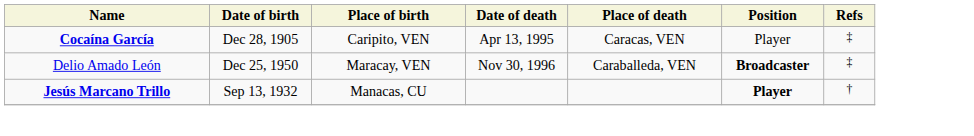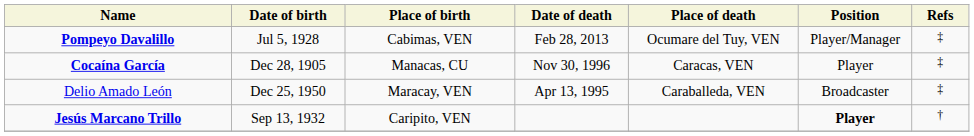+ row: (118, 39)
(388, 39) Caripito, VEN -> (430, 66) Manacas, CU
(516, 39) Apr 13, 1995 -> (572, 66) Nov 30, 1996
(516, 66) Nov 30, 1996 -> (572, 92) Apr 13, 1995
(773, 66) bold -> (855, 92) normal
(388, 92) Manacas, CU -> (430, 118) Caripito, VEN
